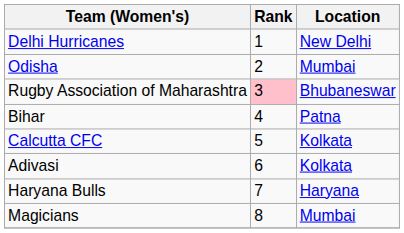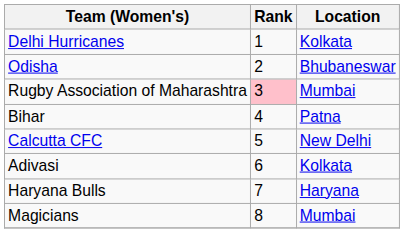(335, 41) New Delhi -> (326, 41) Kolkata
(328, 66) Mumbai -> (348, 66) Bhubaneswar
(348, 91) Bhubaneswar -> (328, 91) Mumbai
(326, 141) Kolkata -> (335, 141) New Delhi
